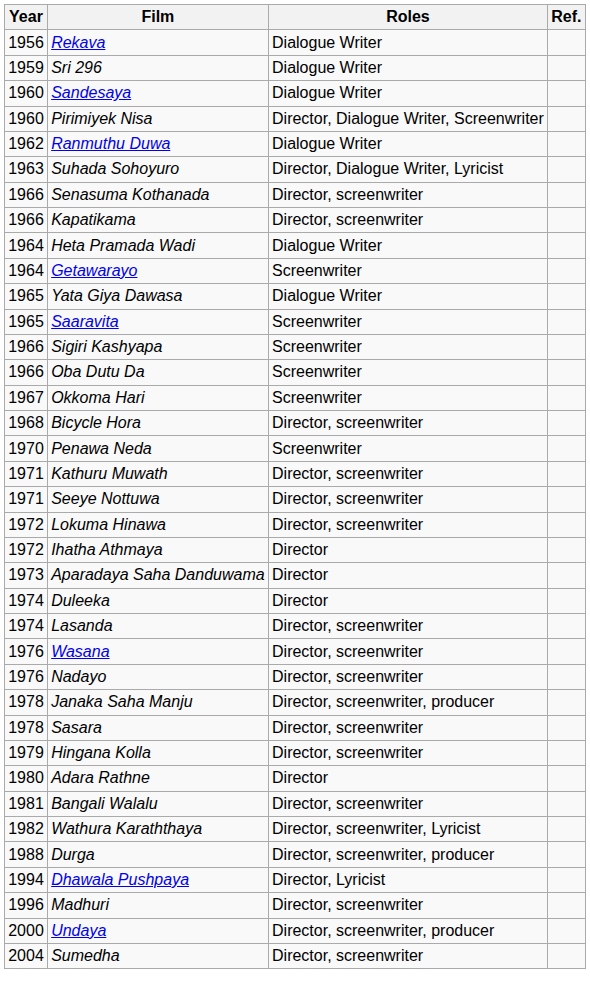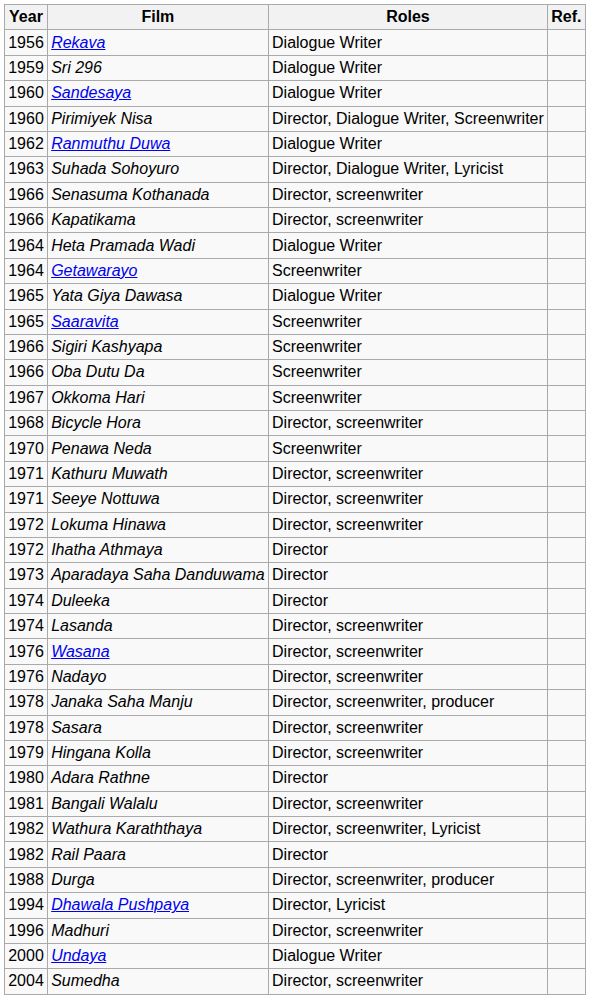+ row: (89, 854)
(383, 930) Director, screenwriter, producer -> (327, 956) Dialogue Writer
